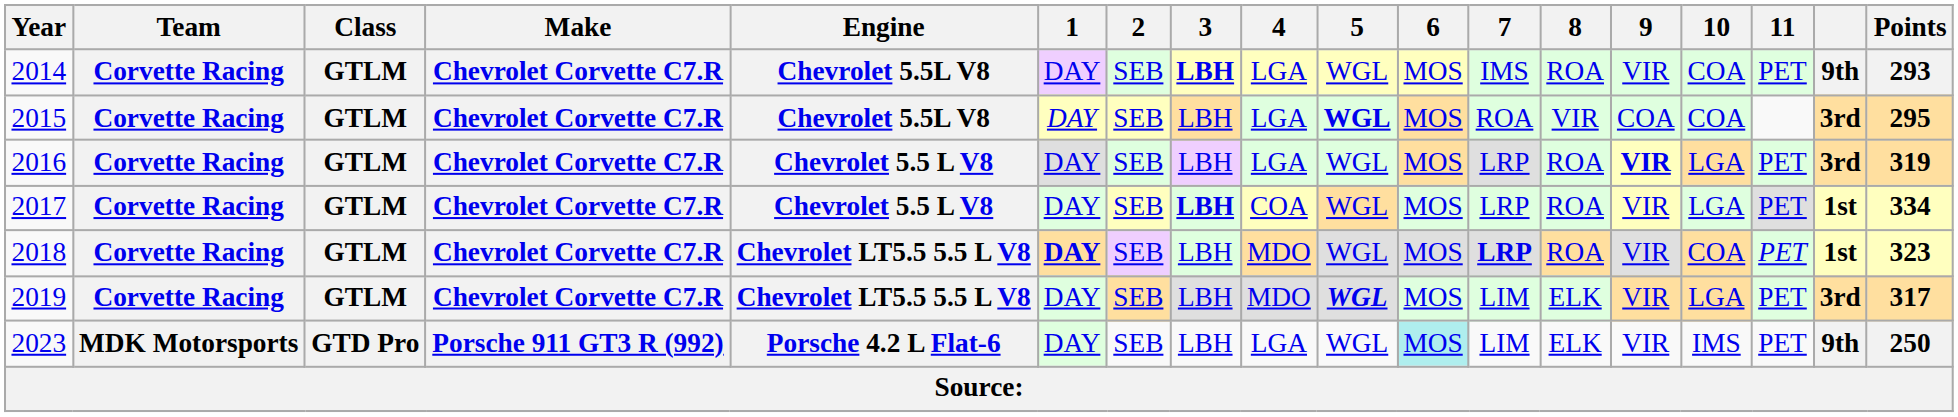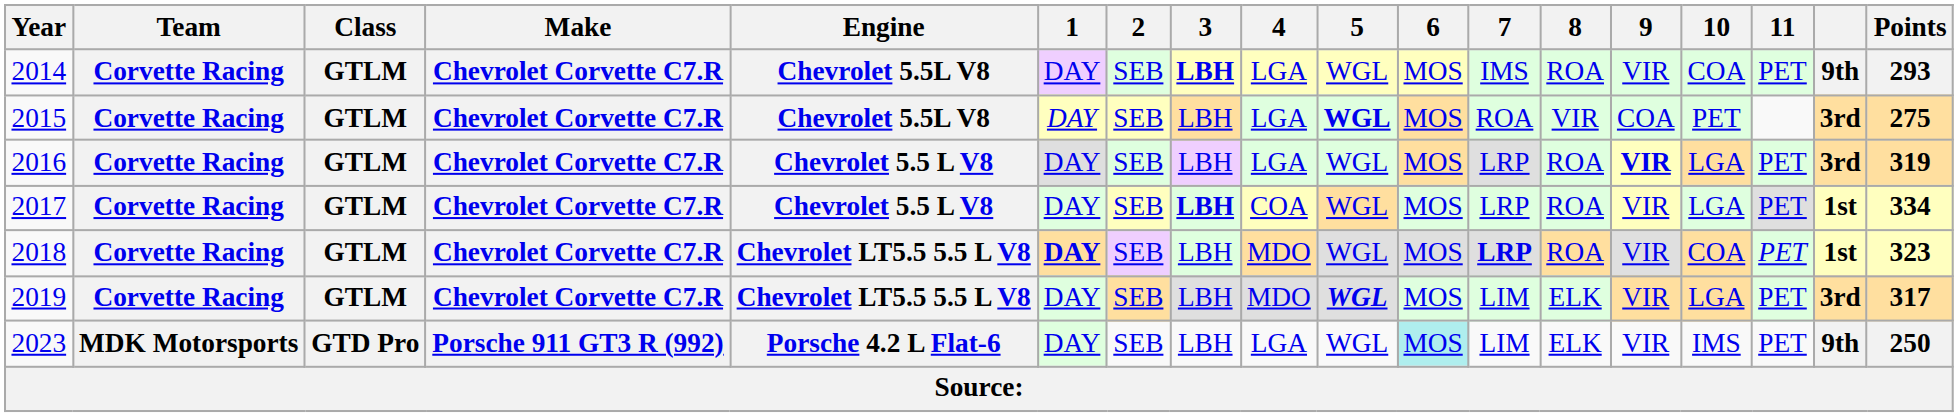(1716, 116) COA -> (1716, 116) PET
(1910, 116) 295 -> (1910, 116) 275
